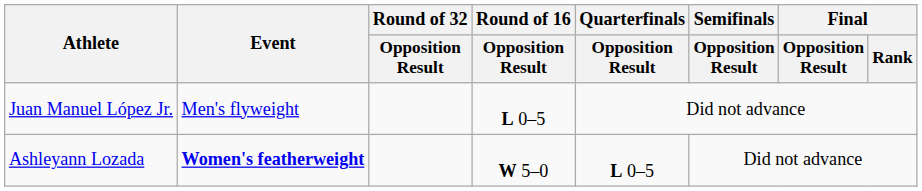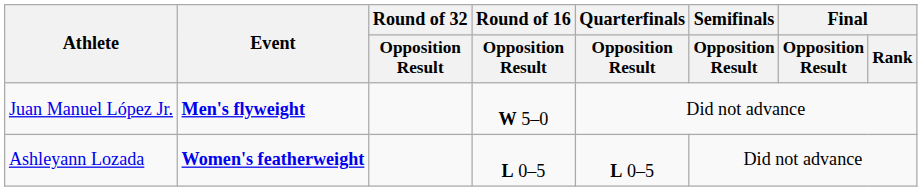(240, 108) normal -> (243, 108) bold
(523, 119) L 0–5 -> (523, 119) W 5–0
(523, 171) W 5–0 -> (523, 171) L 0–5
